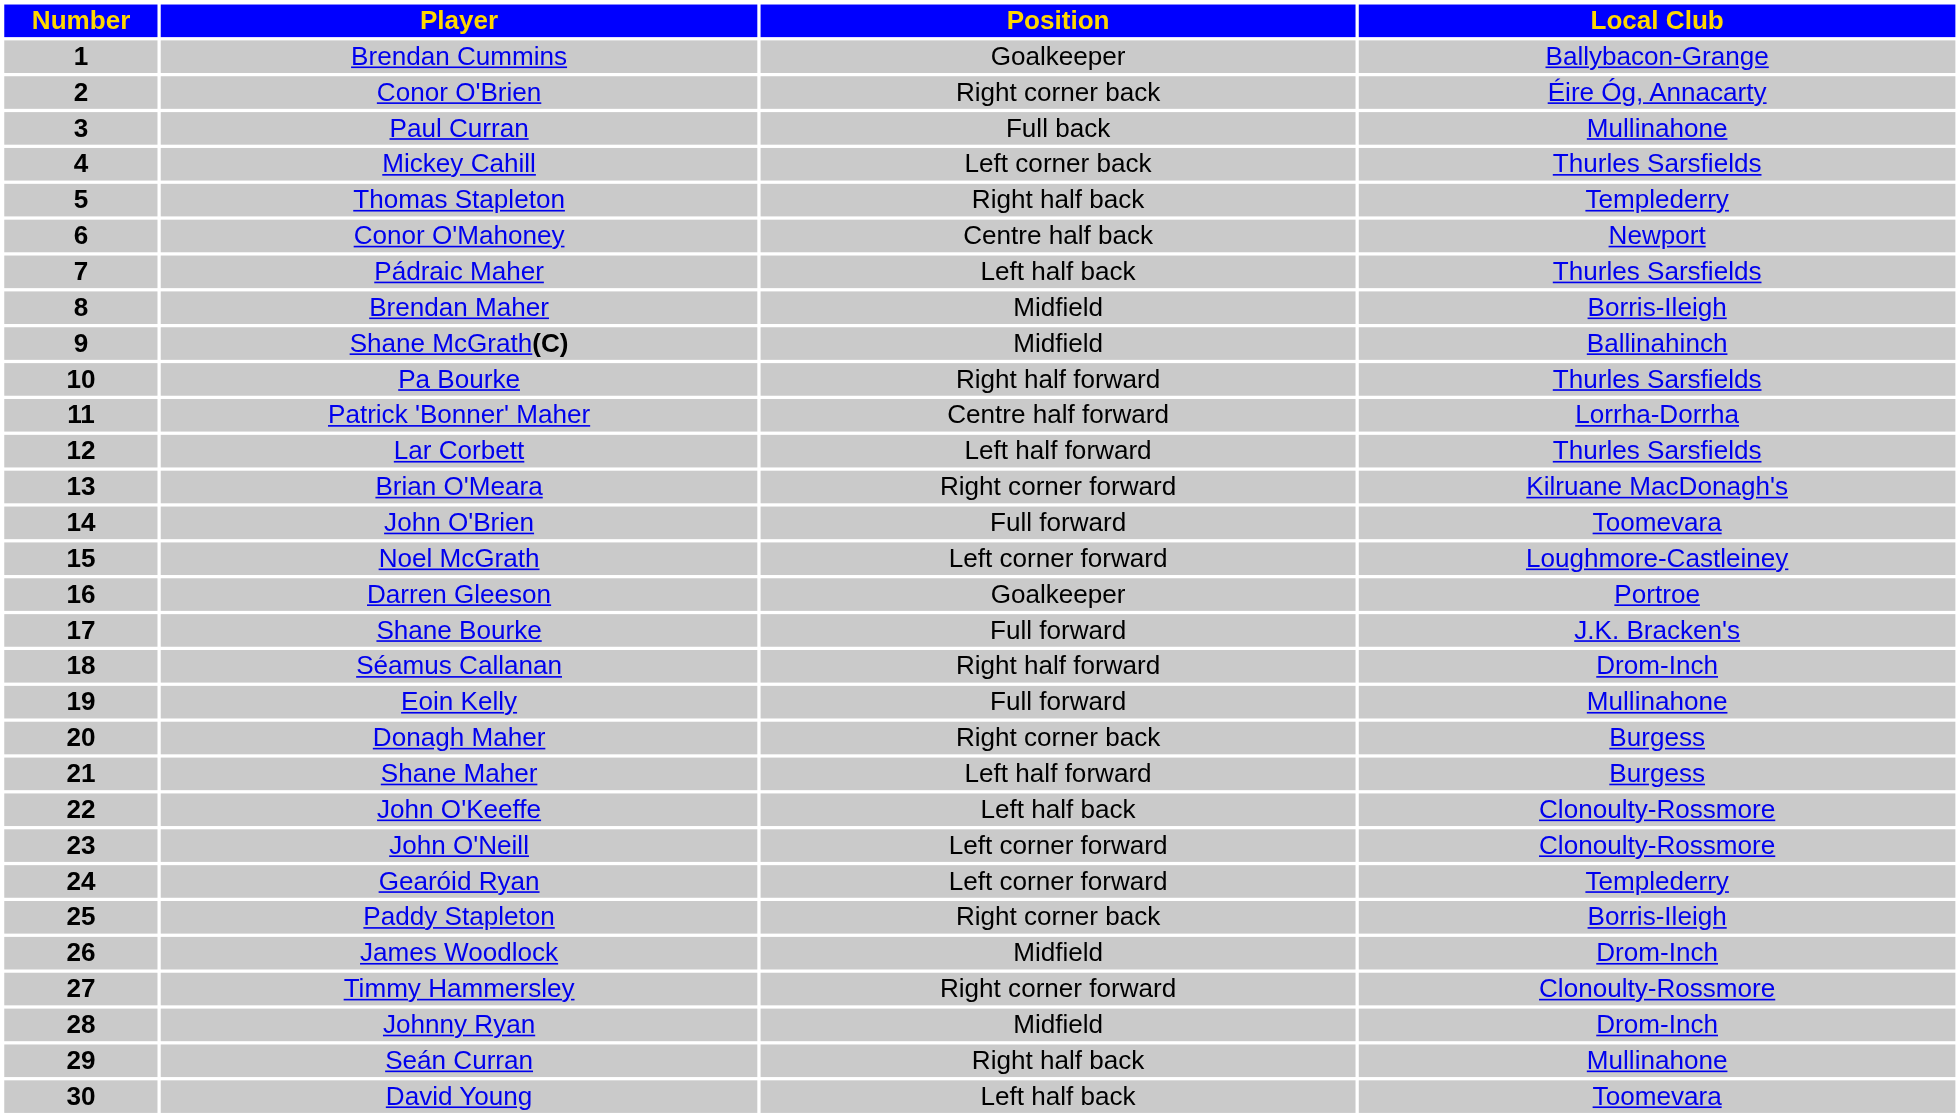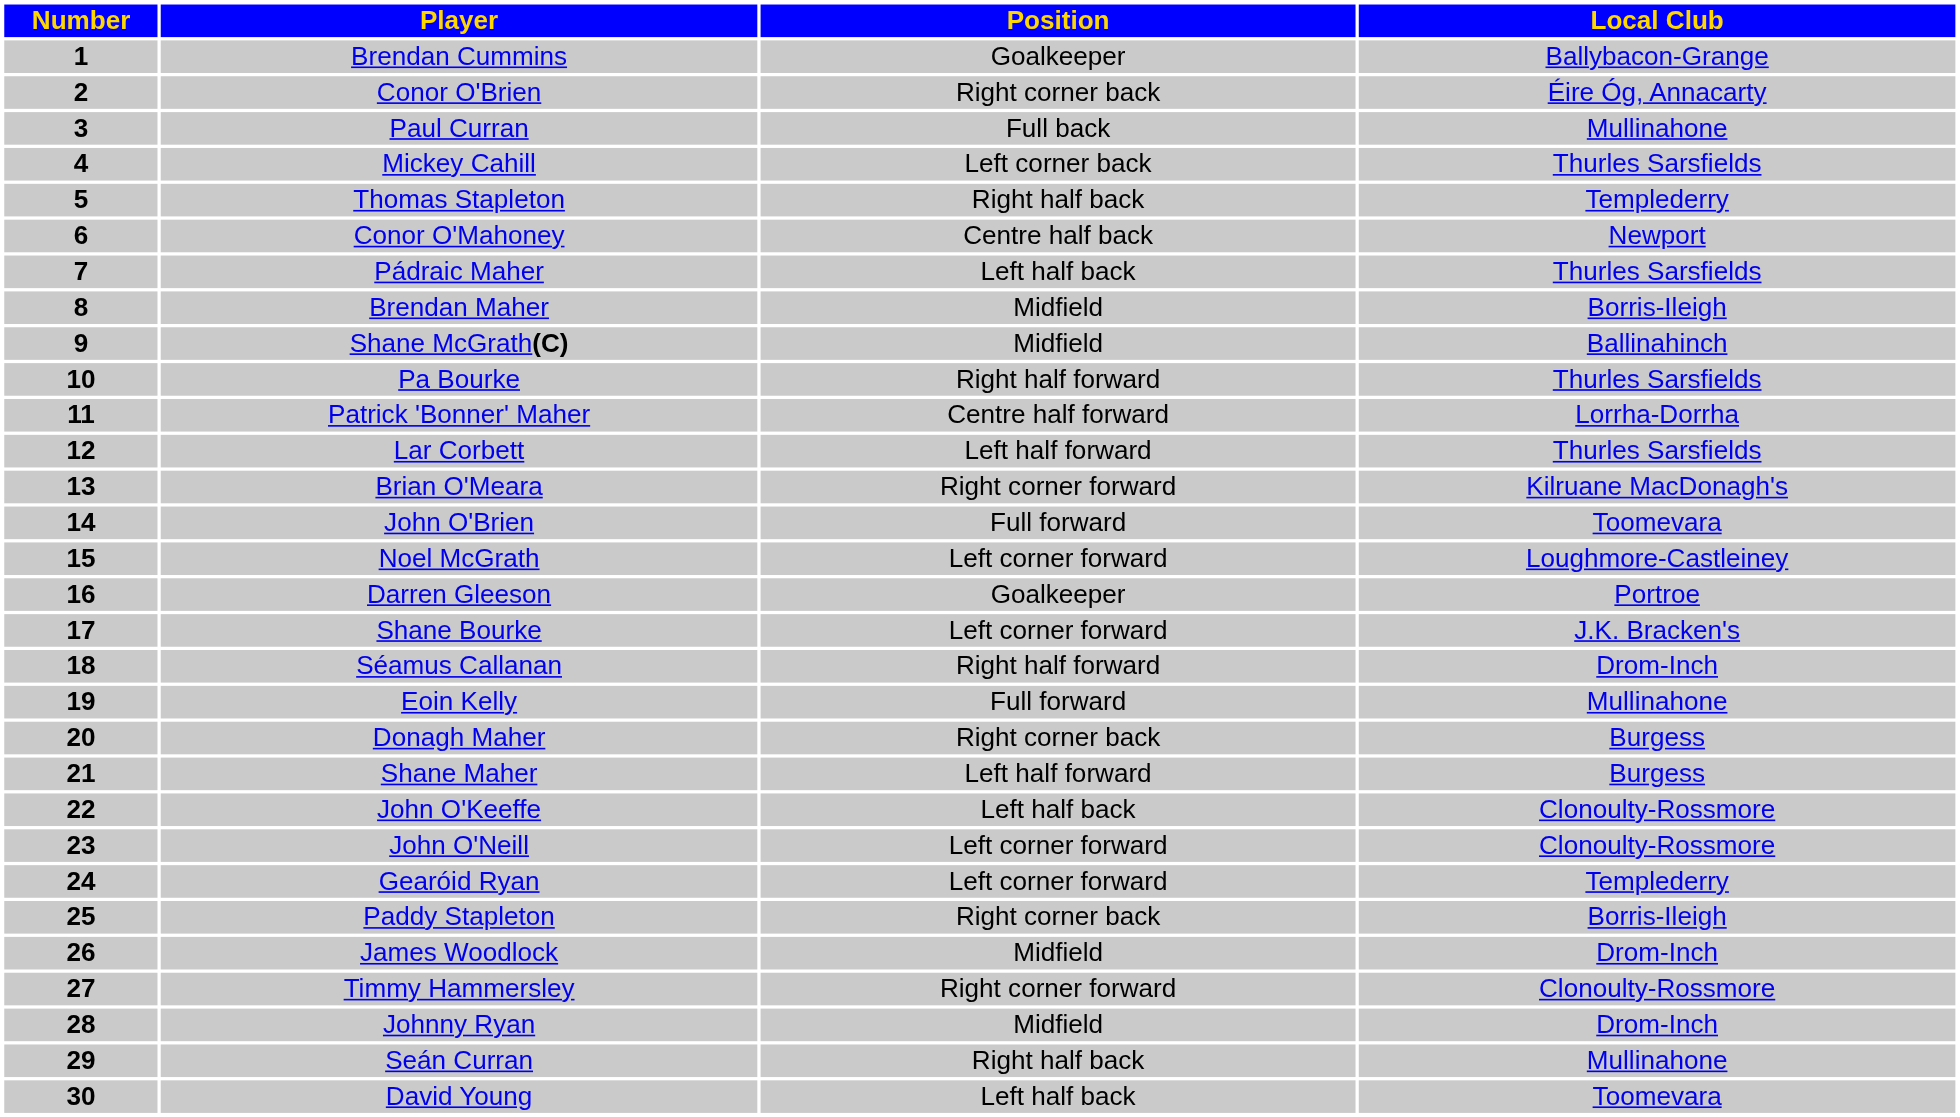(1058, 630) Full forward -> (1058, 630) Left corner forward
